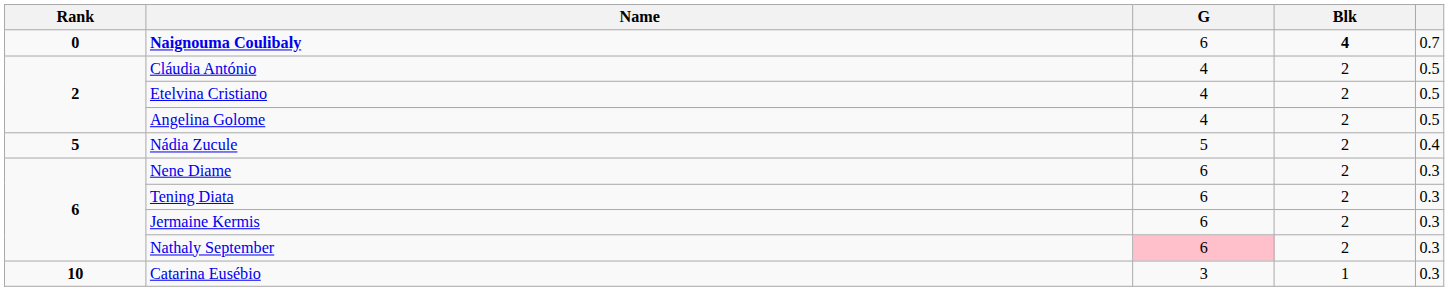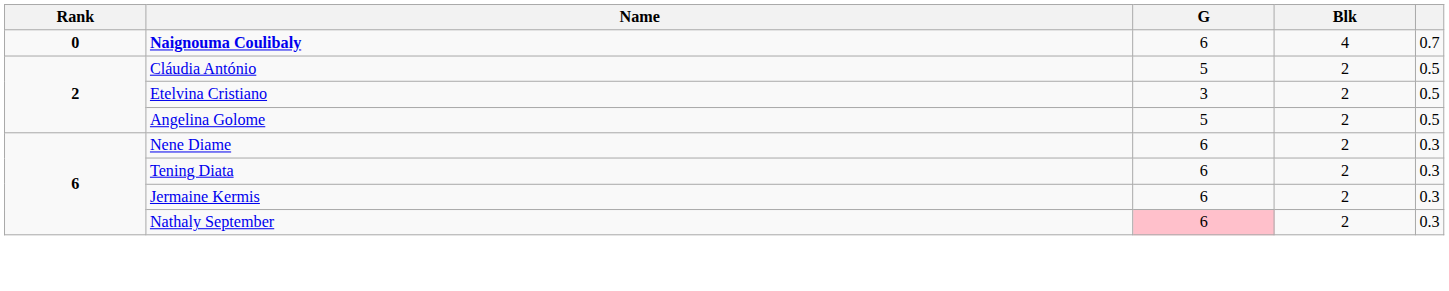(1345, 42) bold -> (1345, 42) normal
(1204, 68) 4 -> (1204, 68) 5
(1204, 94) 4 -> (1204, 94) 3
(1204, 119) 4 -> (1204, 119) 5
- row: (194, 145)
- row: (205, 273)
